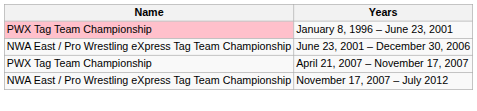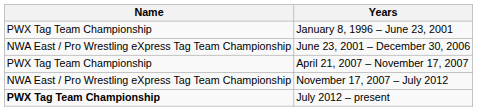(79, 30) pink background -> (79, 30) no background
+ row: (343, 98)
